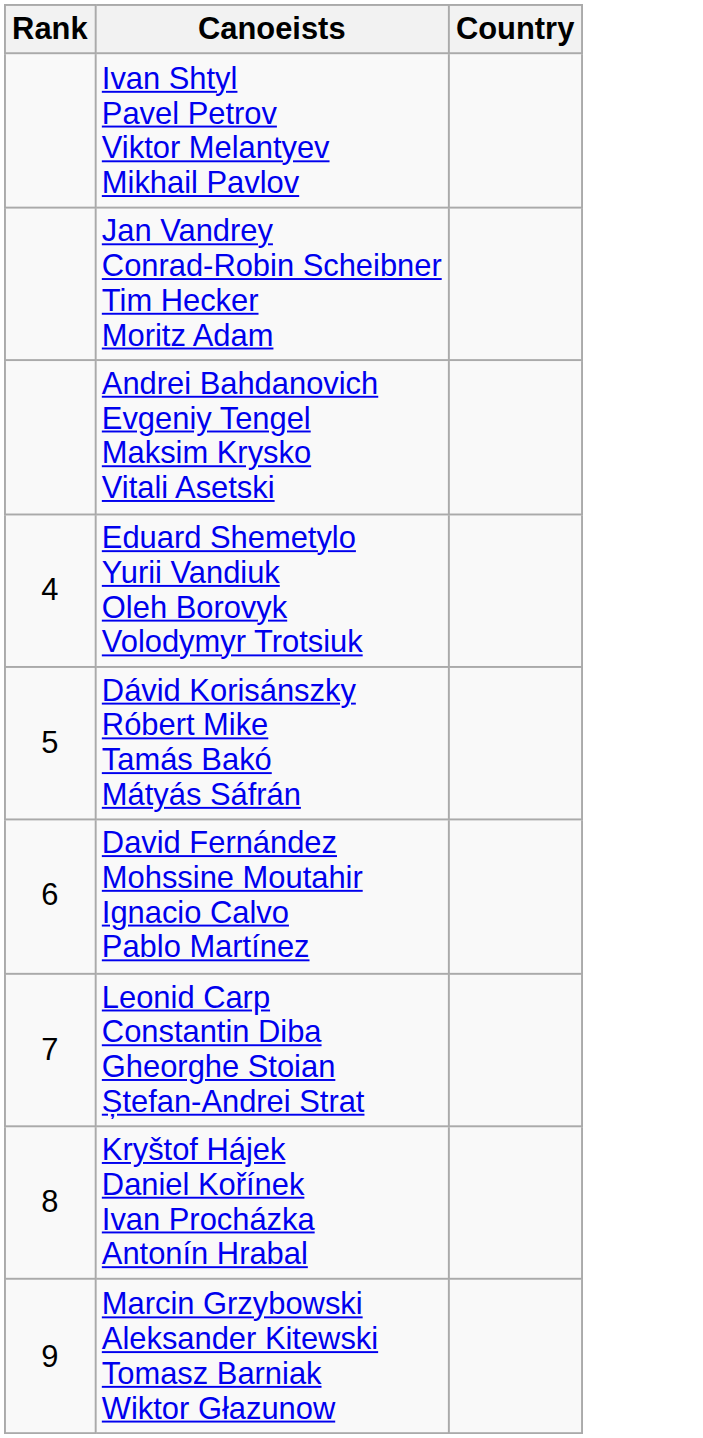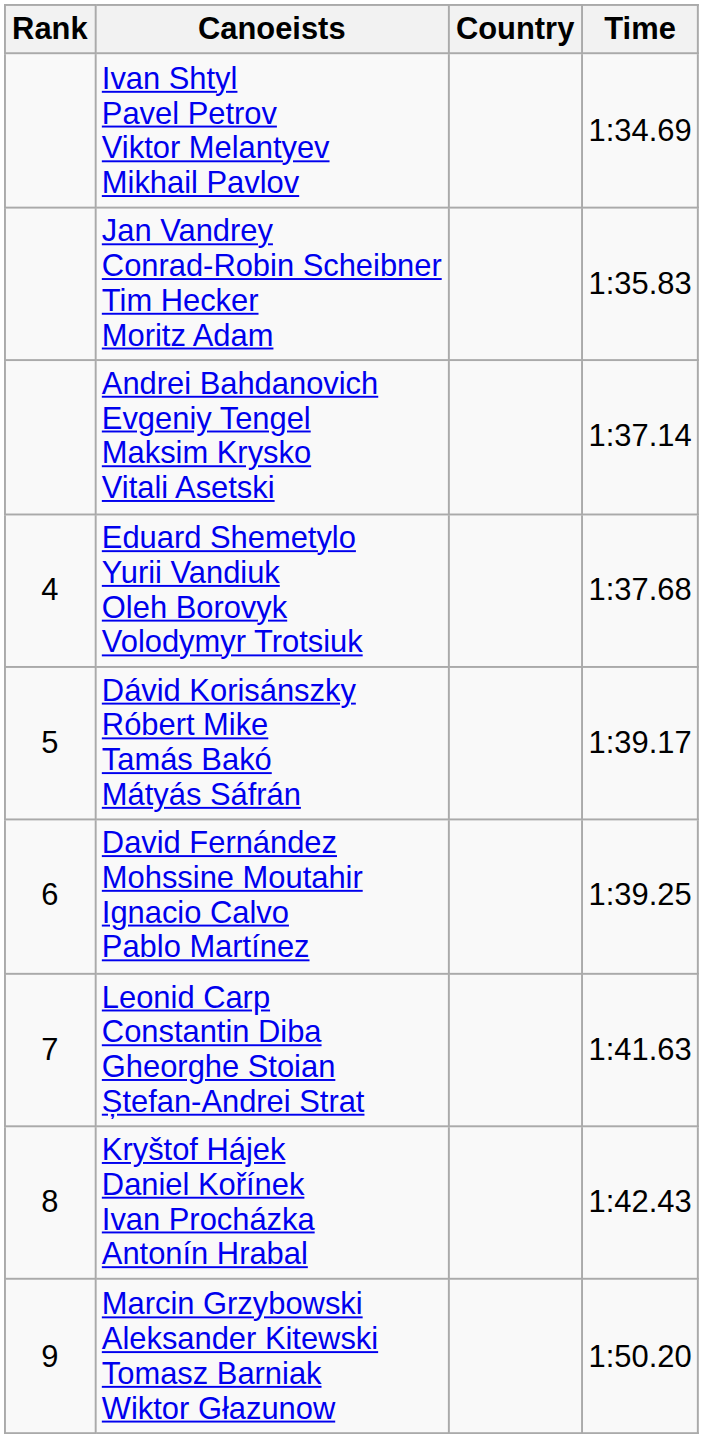+ column: (640, 28)
